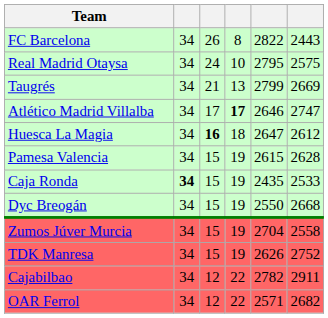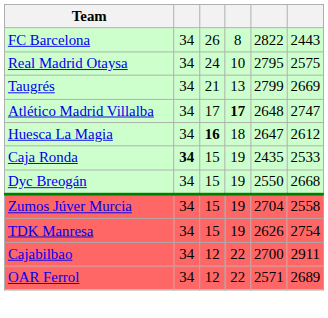(269, 110) 2646 -> (269, 110) 2648
- row: (58, 157)
(305, 254) 2752 -> (305, 230) 2754
(269, 277) 2782 -> (269, 254) 2700
(305, 301) 2682 -> (305, 277) 2689
